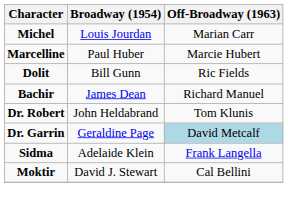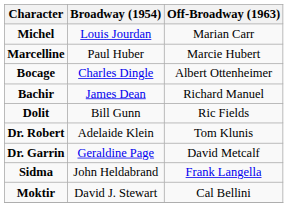+ row: (36, 73)
rows swapped: (36, 93) <-> (36, 73)
(116, 113) John Heldabrand -> (116, 133) Adelaide Klein
(224, 133) lightblue background -> (224, 152) no background
(116, 152) Adelaide Klein -> (116, 172) John Heldabrand
